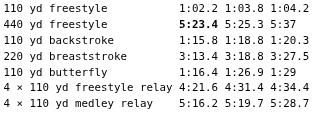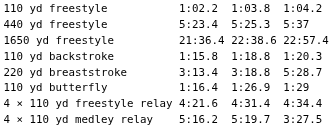(199, 24) bold -> (199, 24) normal
+ row: (59, 40)
(290, 56) 3:27.5 -> (303, 72) 5:28.7
(290, 103) 5:28.7 -> (303, 119) 3:27.5
